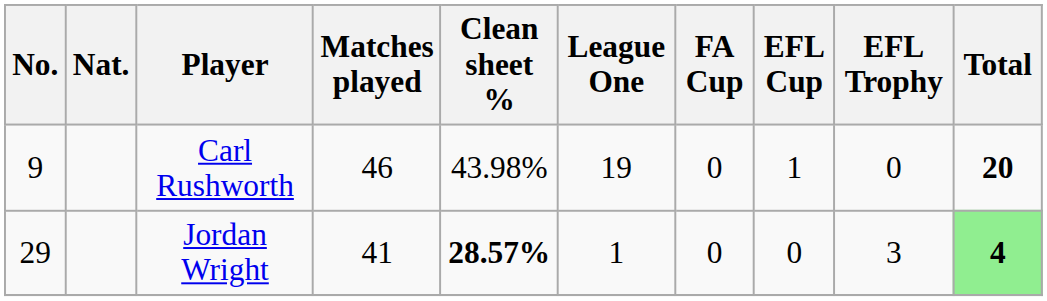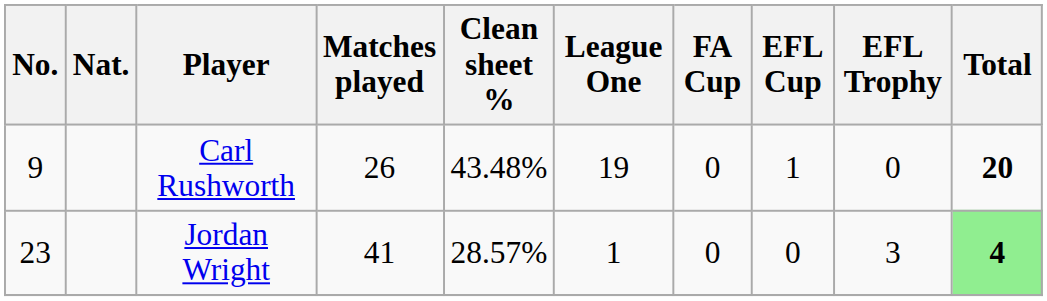(377, 167) 46 -> (379, 167) 26
(499, 167) 43.98% -> (499, 167) 43.48%
(35, 252) 29 -> (35, 252) 23
(499, 252) bold -> (499, 252) normal
